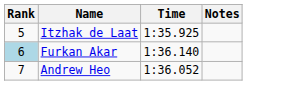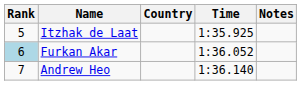+ column: (168, 14)
(171, 52) 1:36.140 -> (226, 52) 1:36.052
(171, 70) 1:36.052 -> (226, 70) 1:36.140
